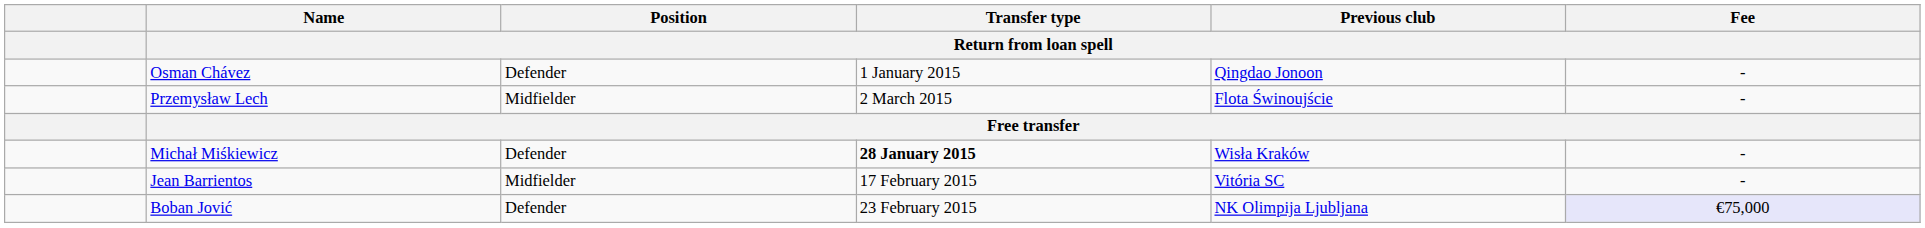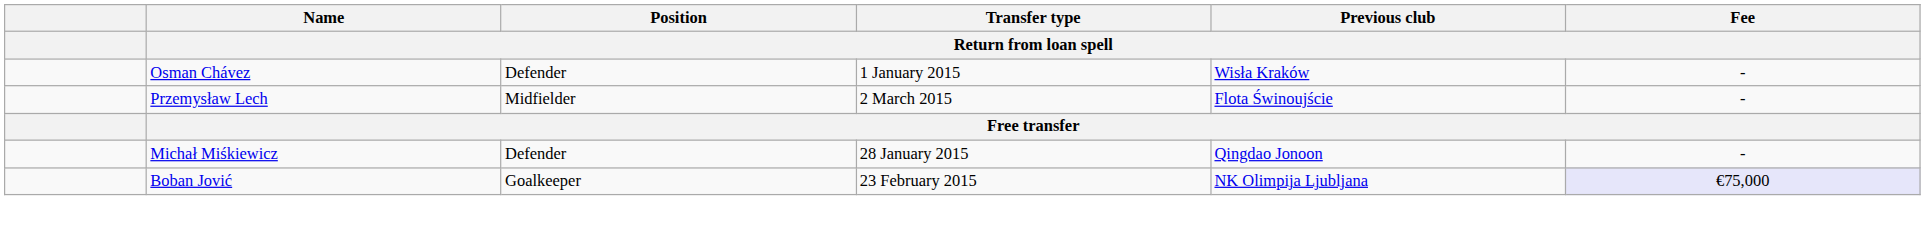(1269, 71) Qingdao Jonoon -> (1262, 71) Wisła Kraków
(918, 153) bold -> (914, 153) normal
(1262, 153) Wisła Kraków -> (1269, 153) Qingdao Jonoon
- row: (201, 180)
(536, 207) Defender -> (543, 180) Goalkeeper
